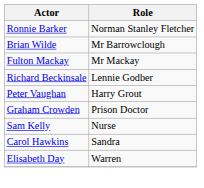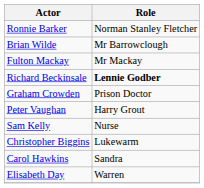(122, 77) normal -> (127, 77) bold
rows swapped: (36, 93) <-> (43, 110)
+ row: (48, 142)
